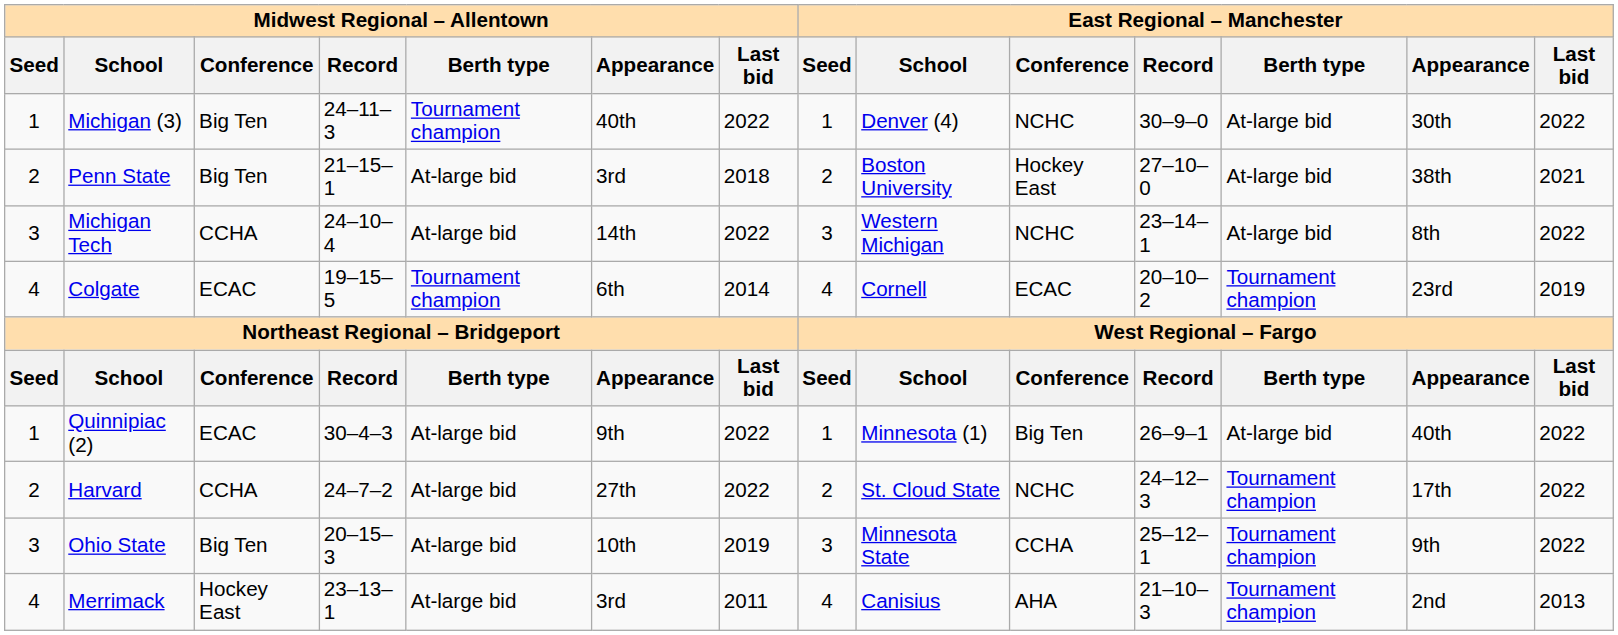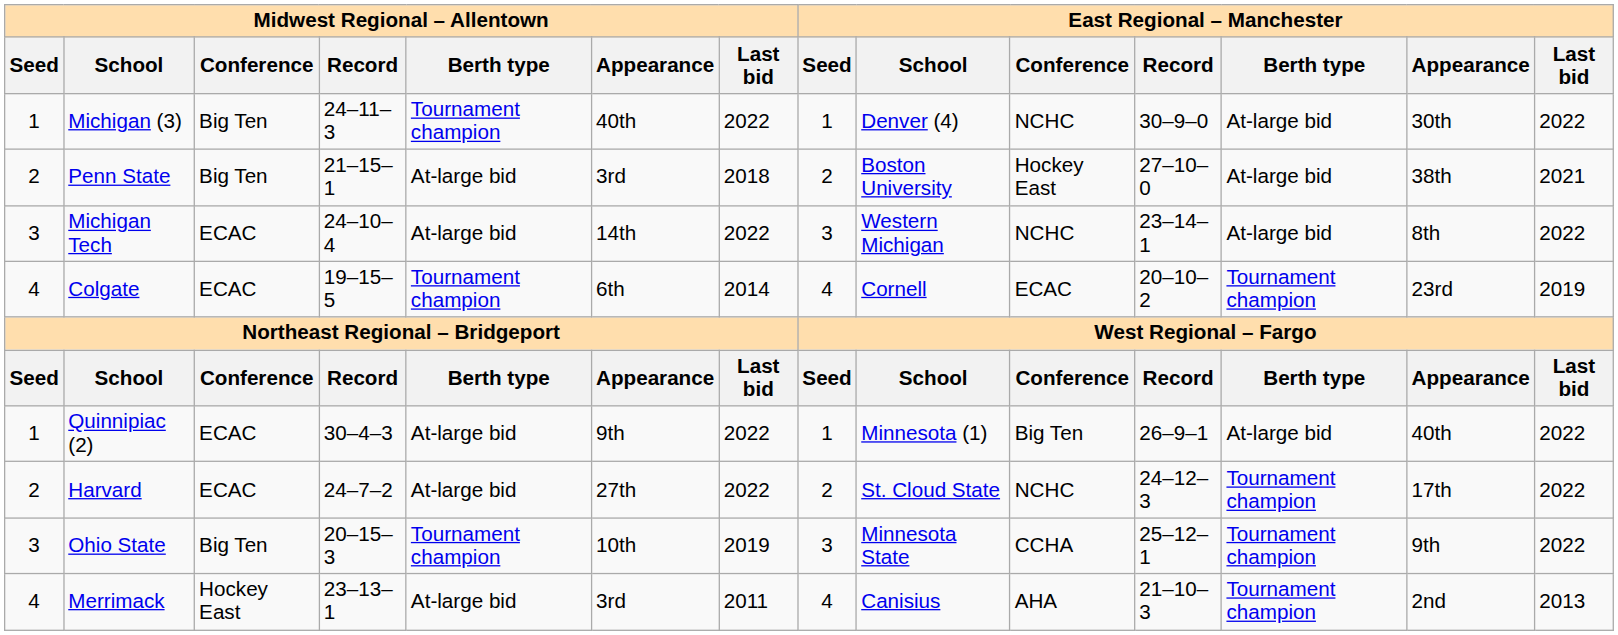(228, 233) CCHA -> (228, 233) ECAC
(228, 489) CCHA -> (228, 489) ECAC
(464, 545) At-large bid -> (465, 545) Tournament champion
